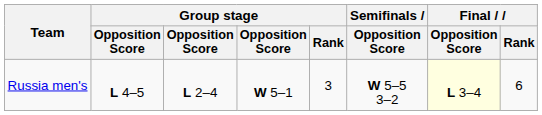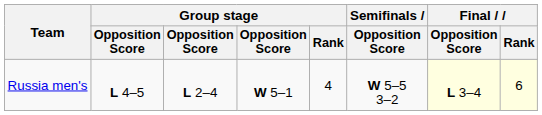(328, 85) 3 -> (328, 85) 4
(519, 85) no background -> (519, 85) lightyellow background
